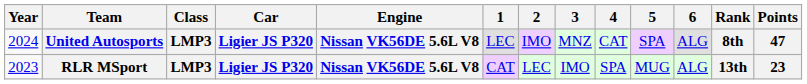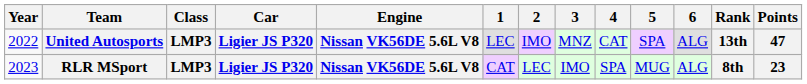(23, 41) 2024 -> (23, 41) 2022
(733, 41) 8th -> (733, 41) 13th
(733, 66) 13th -> (733, 66) 8th
